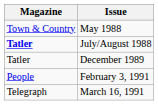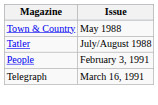(20, 44) bold -> (18, 44) normal
- row: (112, 60)
